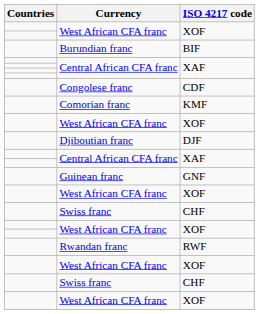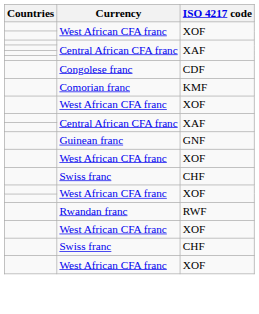- row: (96, 48)
- row: (96, 140)
